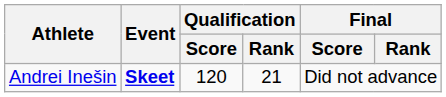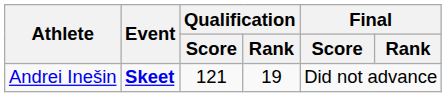(211, 78) 120 -> (211, 78) 121
(271, 78) 21 -> (271, 78) 19
